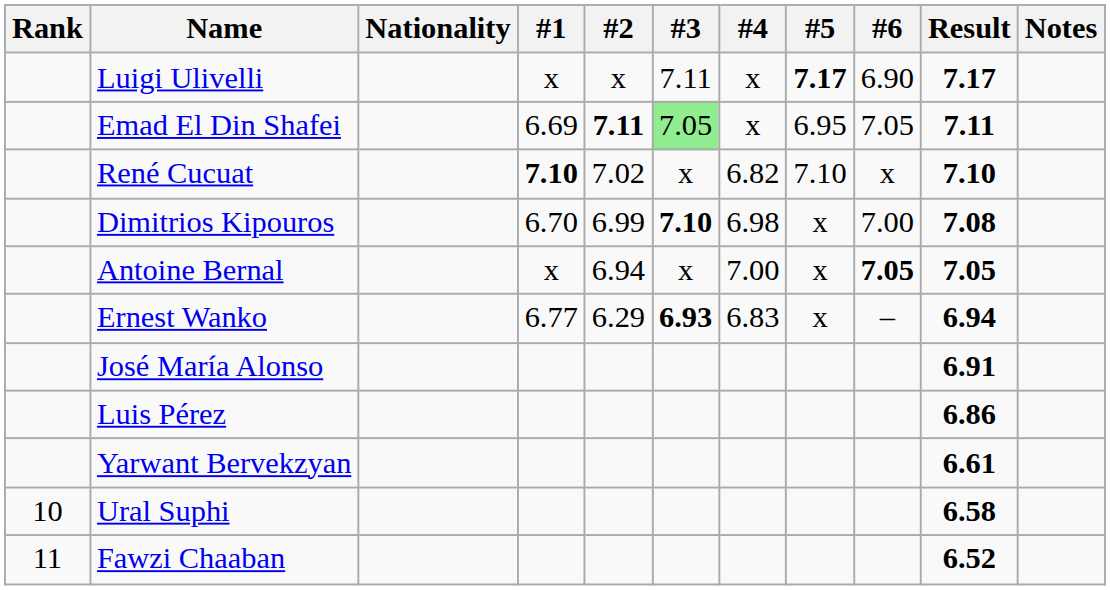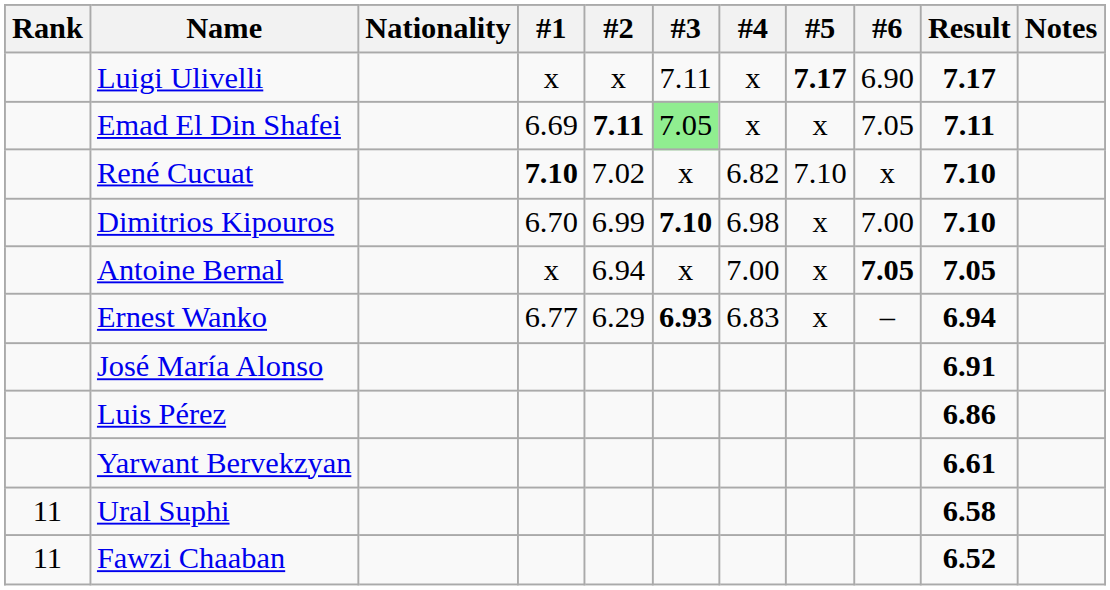(820, 125) 6.95 -> (820, 125) x
(969, 221) 7.08 -> (969, 221) 7.10
(47, 510) 10 -> (47, 510) 11
